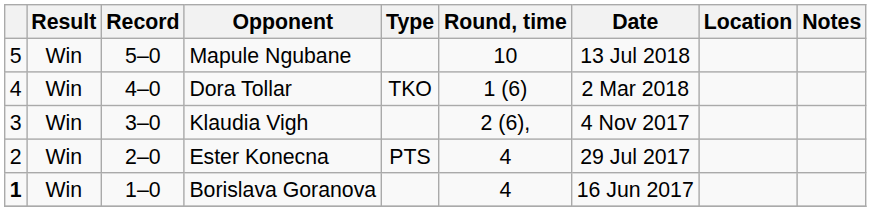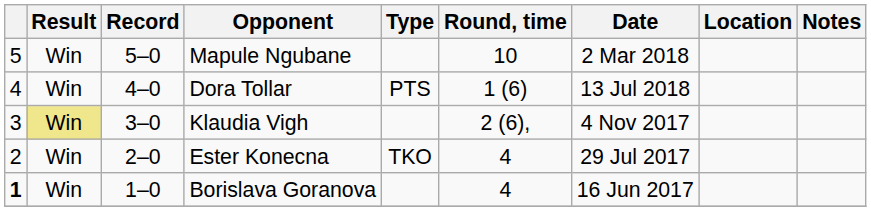(635, 55) 13 Jul 2018 -> (635, 55) 2 Mar 2018
(410, 89) TKO -> (410, 89) PTS
(635, 89) 2 Mar 2018 -> (635, 89) 13 Jul 2018
(64, 123) no background -> (64, 123) khaki background
(410, 156) PTS -> (410, 156) TKO
